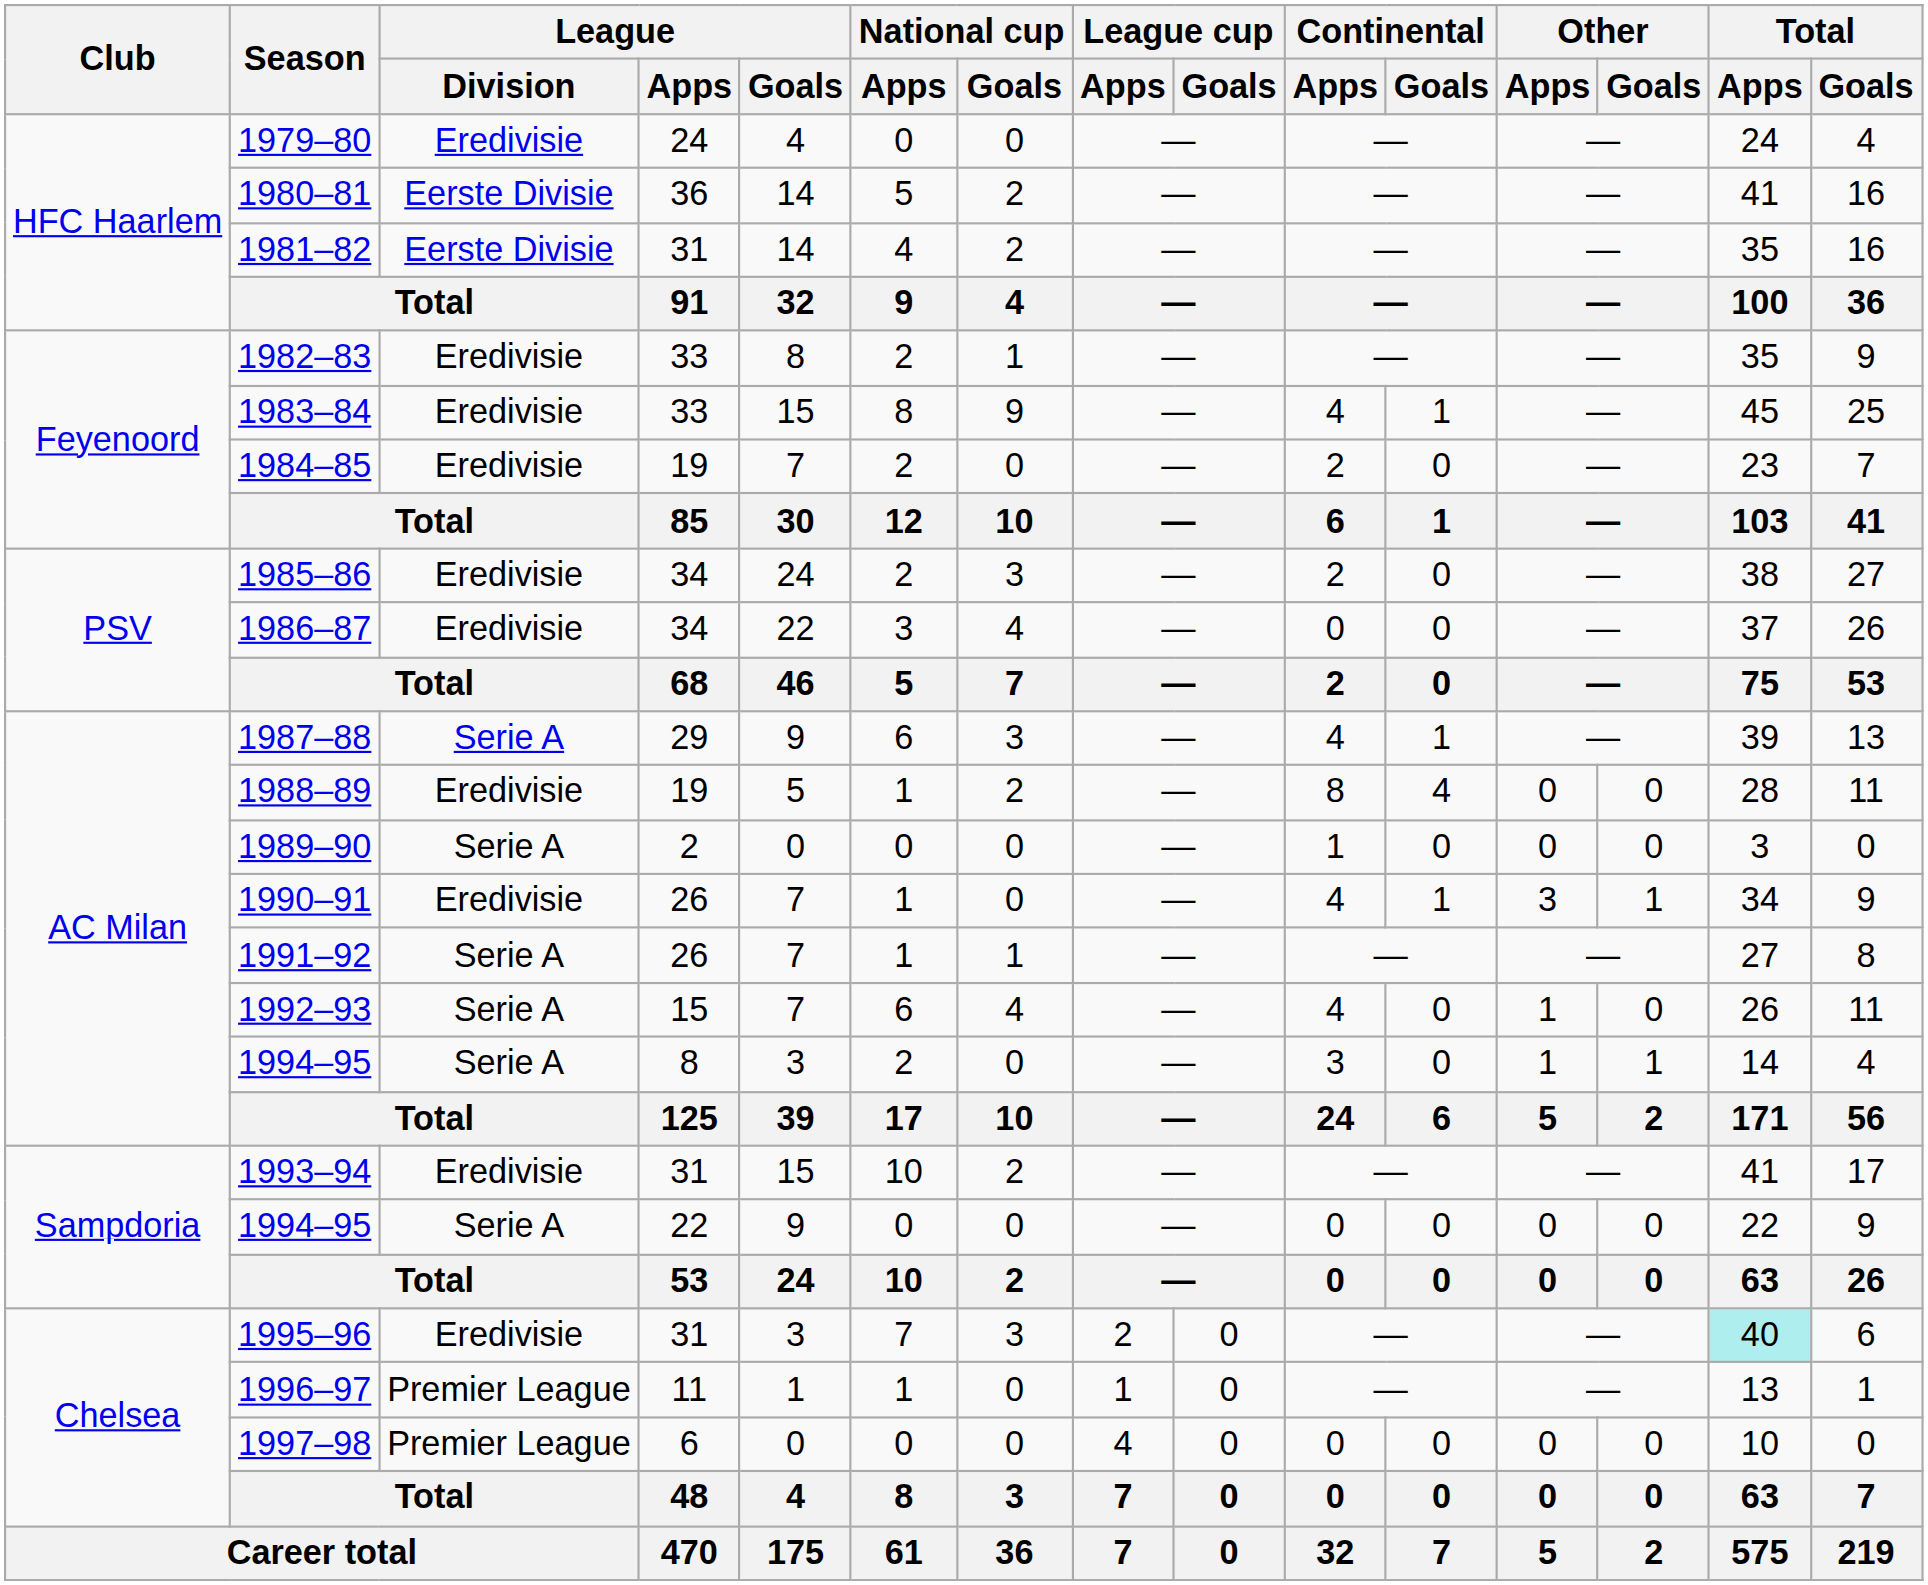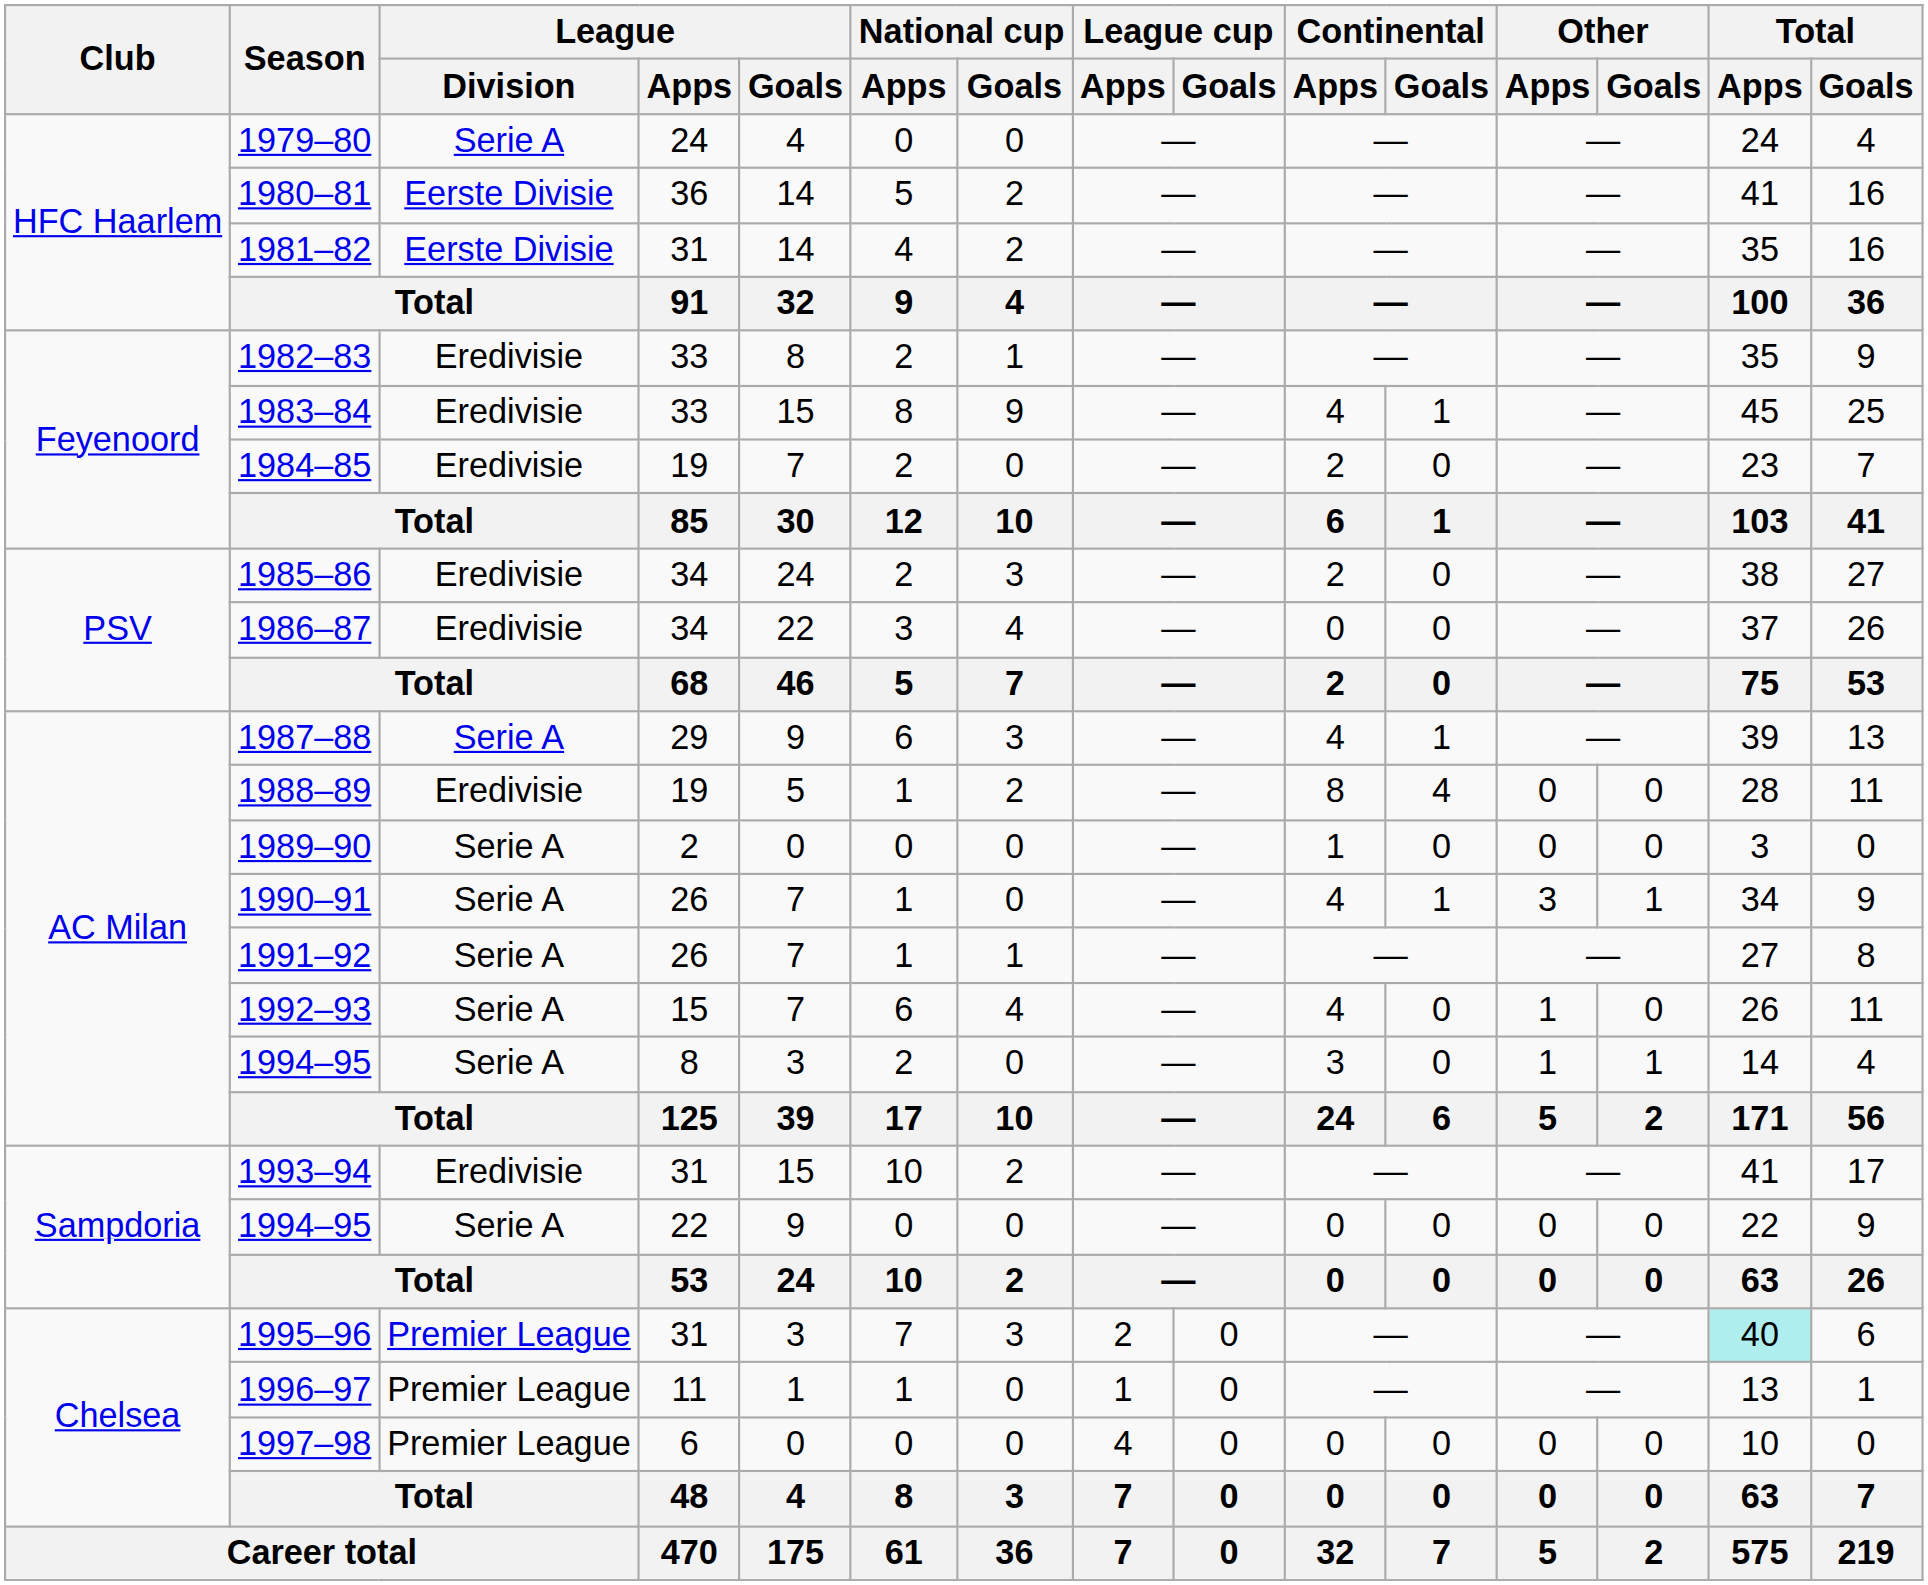(509, 140) Eredivisie -> (509, 140) Serie A
(509, 900) Eredivisie -> (509, 900) Serie A
(509, 1334) Eredivisie -> (509, 1334) Premier League
